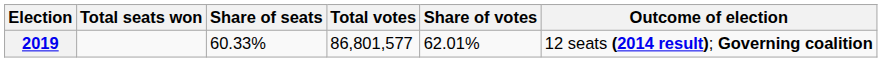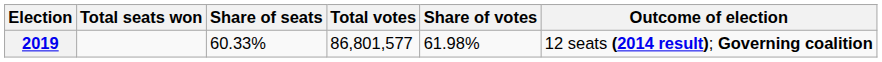(452, 43) 62.01% -> (452, 43) 61.98%
